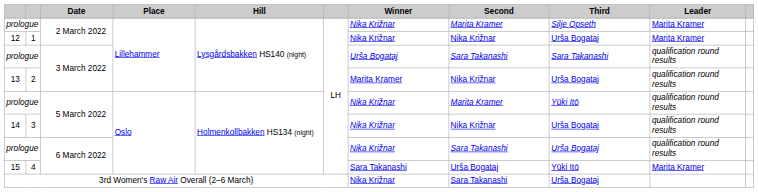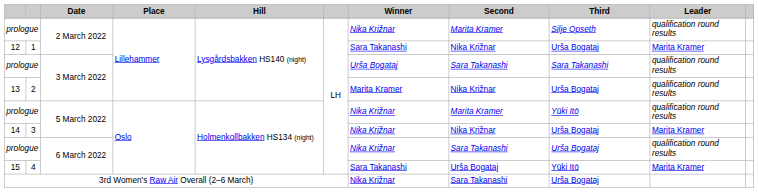(678, 24) Marita Kramer -> (685, 29) qualification round results
(372, 38) Nika Križnar -> (378, 47) Sara Takanashi
(685, 125) qualification round results -> (678, 130) Marita Kramer
